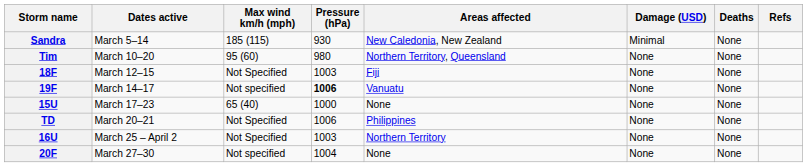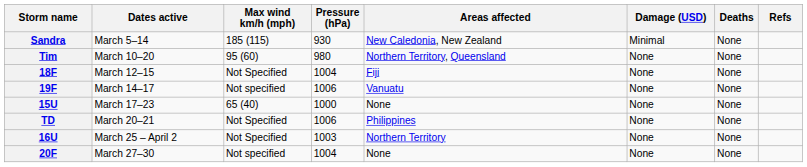(325, 72) 1003 -> (325, 72) 1004
(325, 89) bold -> (325, 89) normal
